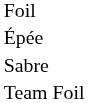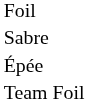rows swapped: (24, 38) <-> (26, 65)
